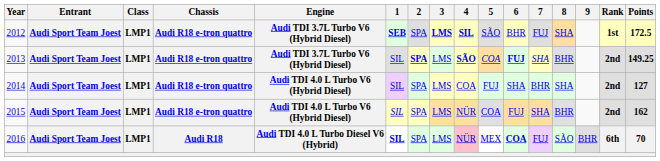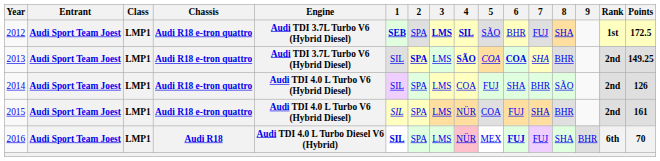(516, 60) FUJ -> (516, 60) COA
(564, 86) SHA -> (564, 86) SÃO
(641, 86) 127 -> (641, 86) 126
(641, 113) 162 -> (641, 113) 161
(516, 139) COA -> (516, 139) FUJ
(564, 139) SÃO -> (564, 139) SHA
